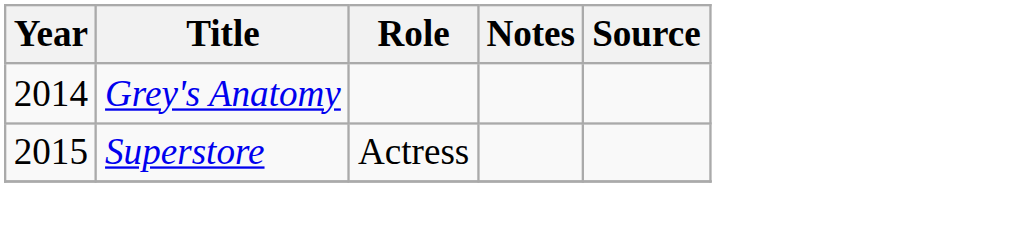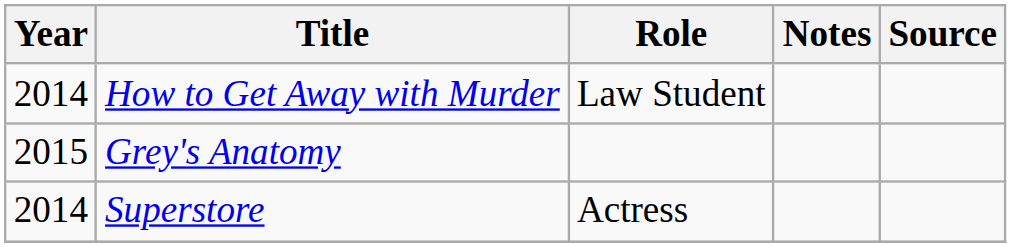+ row: (332, 92)
(51, 92) 2014 -> (51, 151) 2015
(51, 151) 2015 -> (51, 210) 2014
